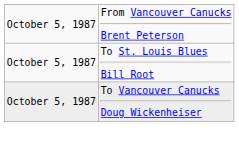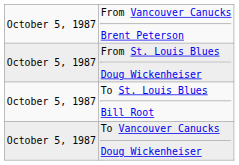+ row: (166, 63)
